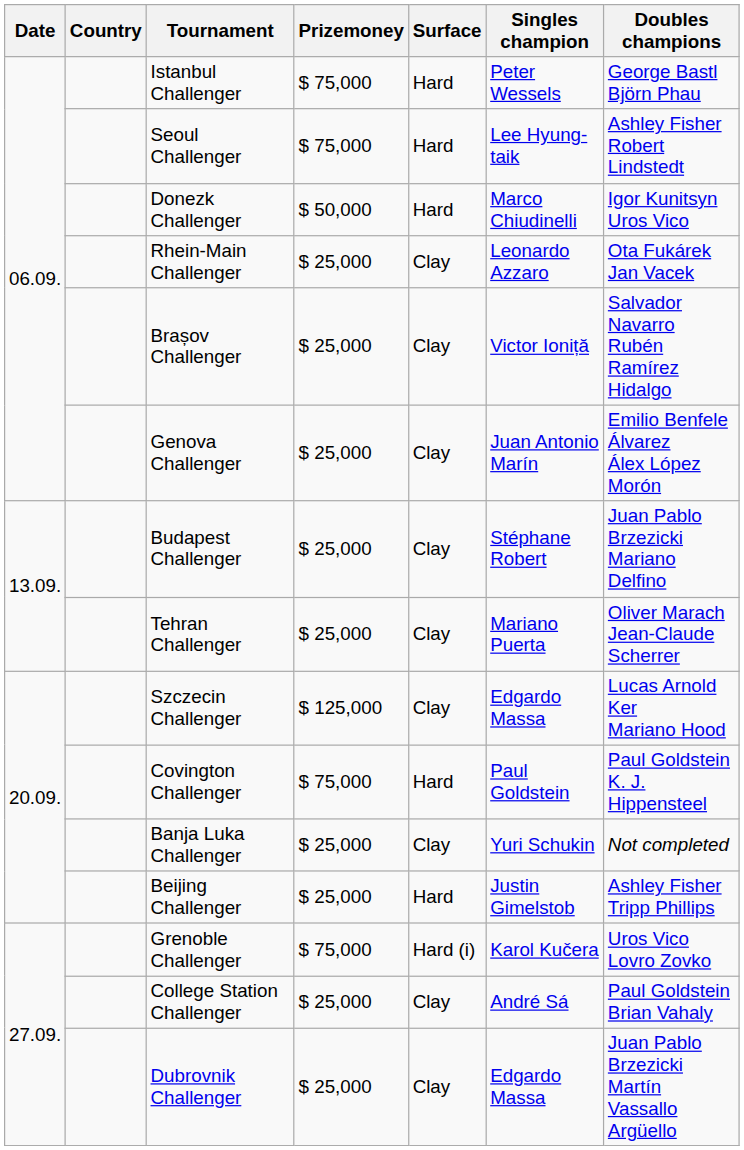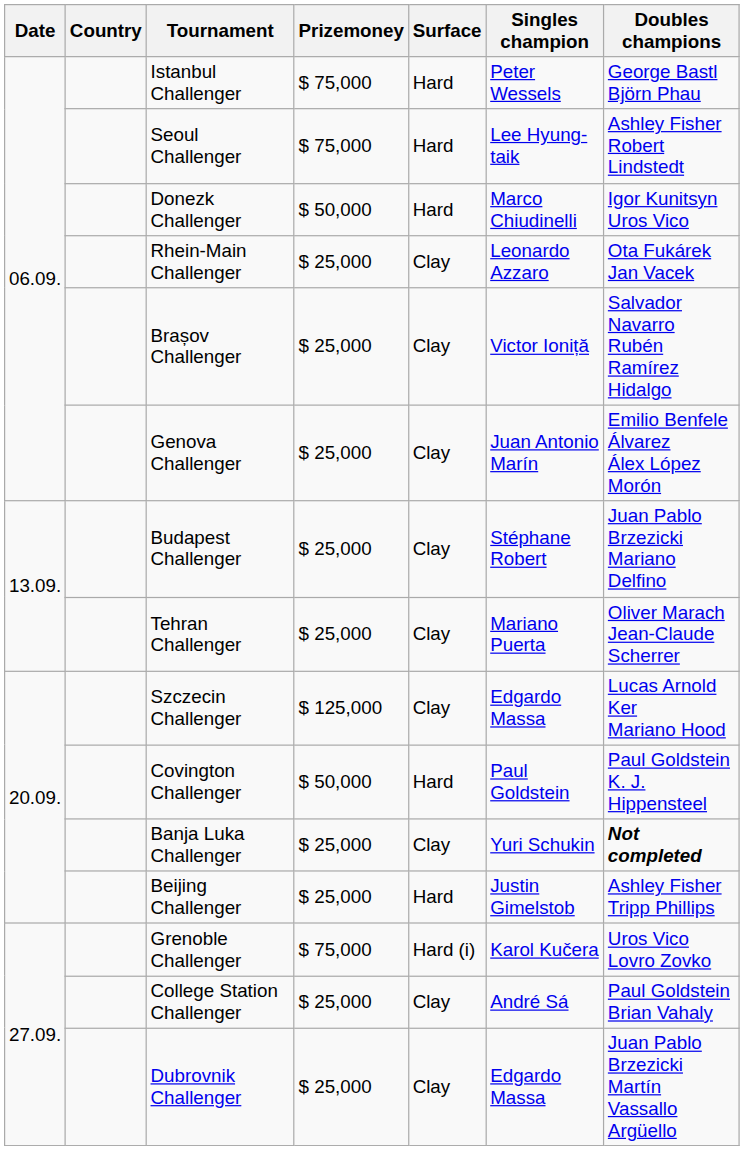(335, 781) $ 75,000 -> (335, 781) $ 50,000
(668, 844) normal -> (655, 844) bold
